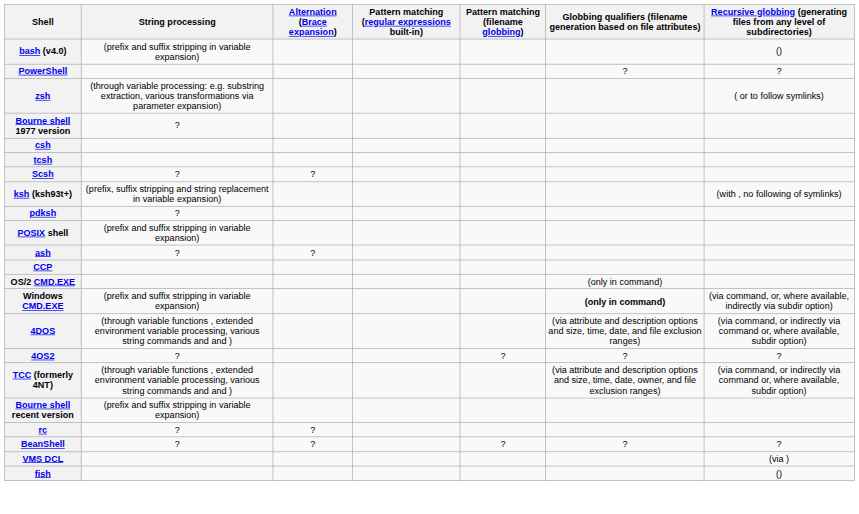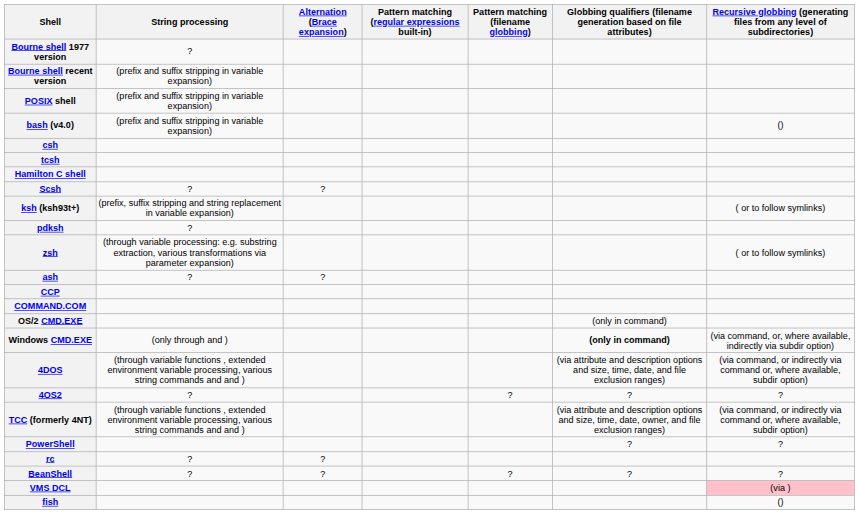rows swapped: (43, 126) <-> (43, 52)
rows swapped: (43, 410) <-> (43, 71)
rows swapped: (43, 233) <-> (43, 96)
+ row: (50, 175)
(779, 194) (with , no following of symlinks) -> (780, 209) ( or to follow symlinks)
+ row: (50, 307)
(177, 302) (prefix and suffix stripping in variable expansion) -> (190, 341) (only through and )
(779, 459) no background -> (780, 488) pink background
